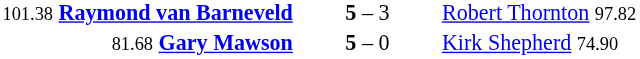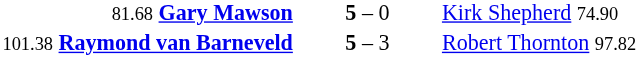rows swapped: (202, 43) <-> (148, 12)
